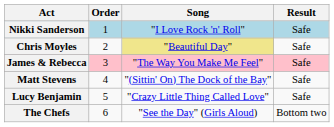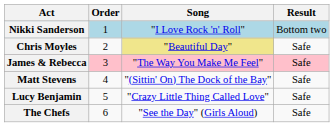(301, 29) Safe -> (301, 29) Bottom two
(301, 113) Bottom two -> (301, 113) Safe
